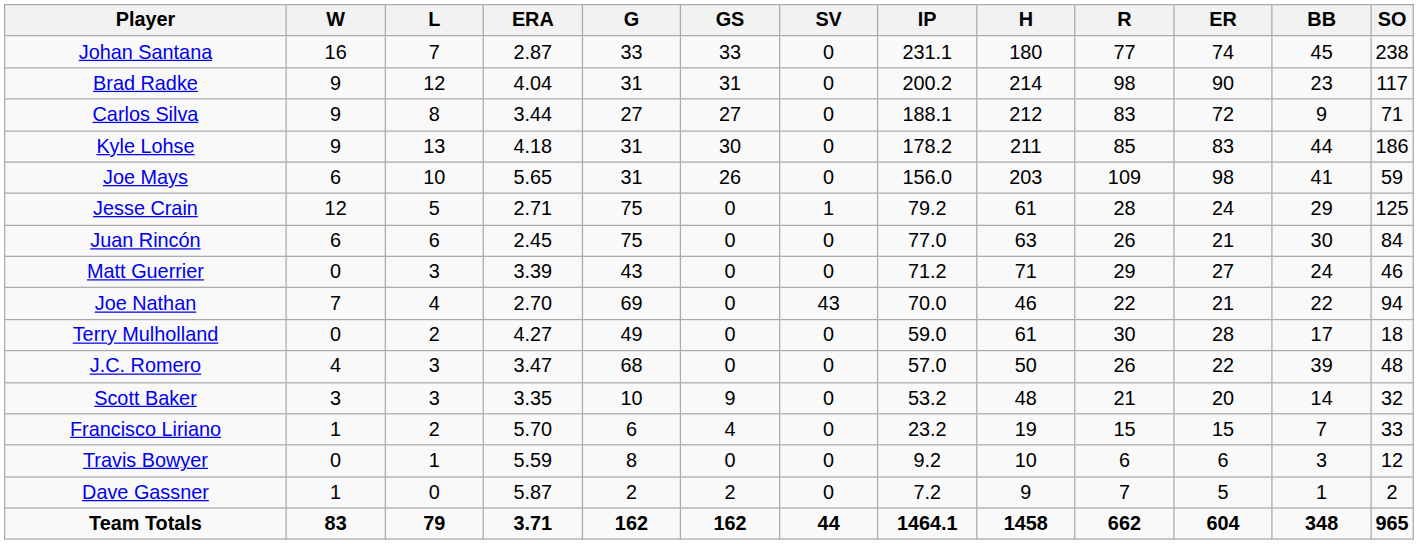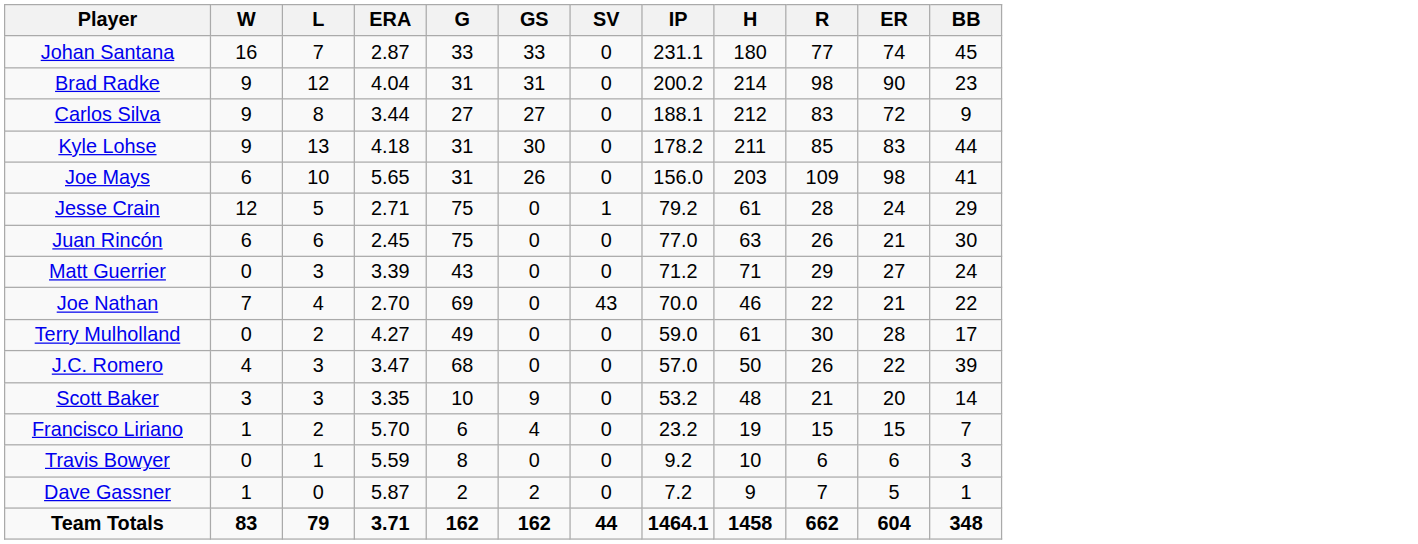- column: (1392, 20)
